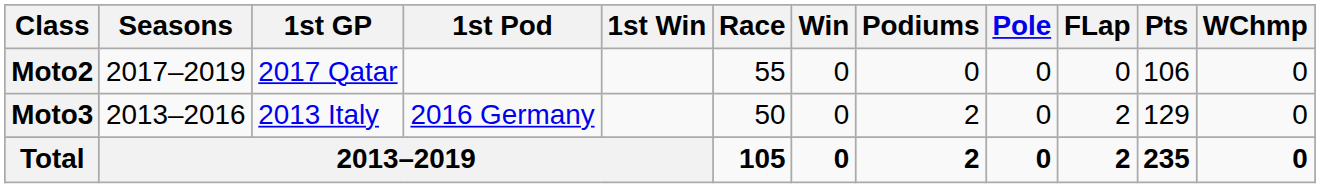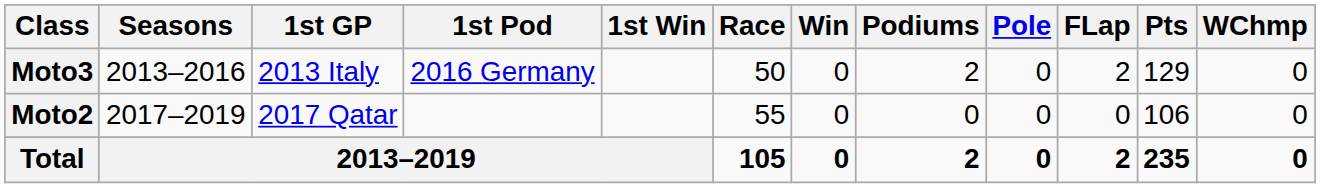rows swapped: (52, 114) <-> (52, 70)
